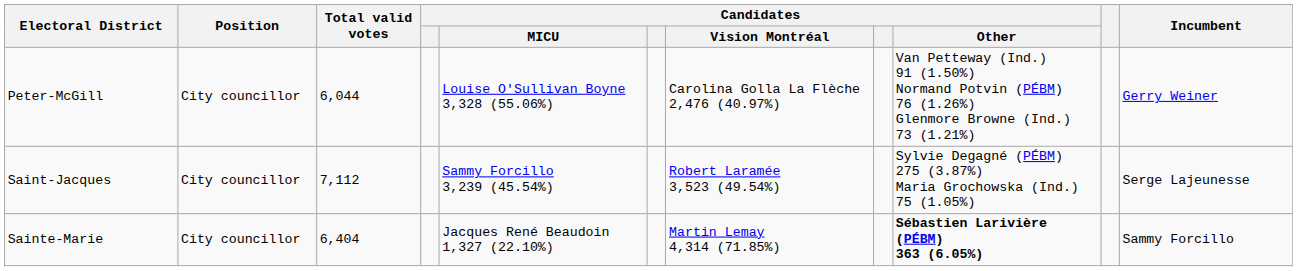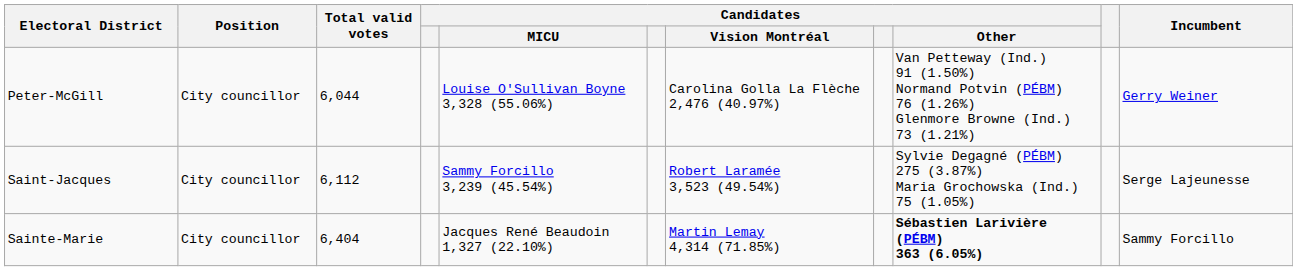(340, 180) 7,112 -> (340, 180) 6,112
